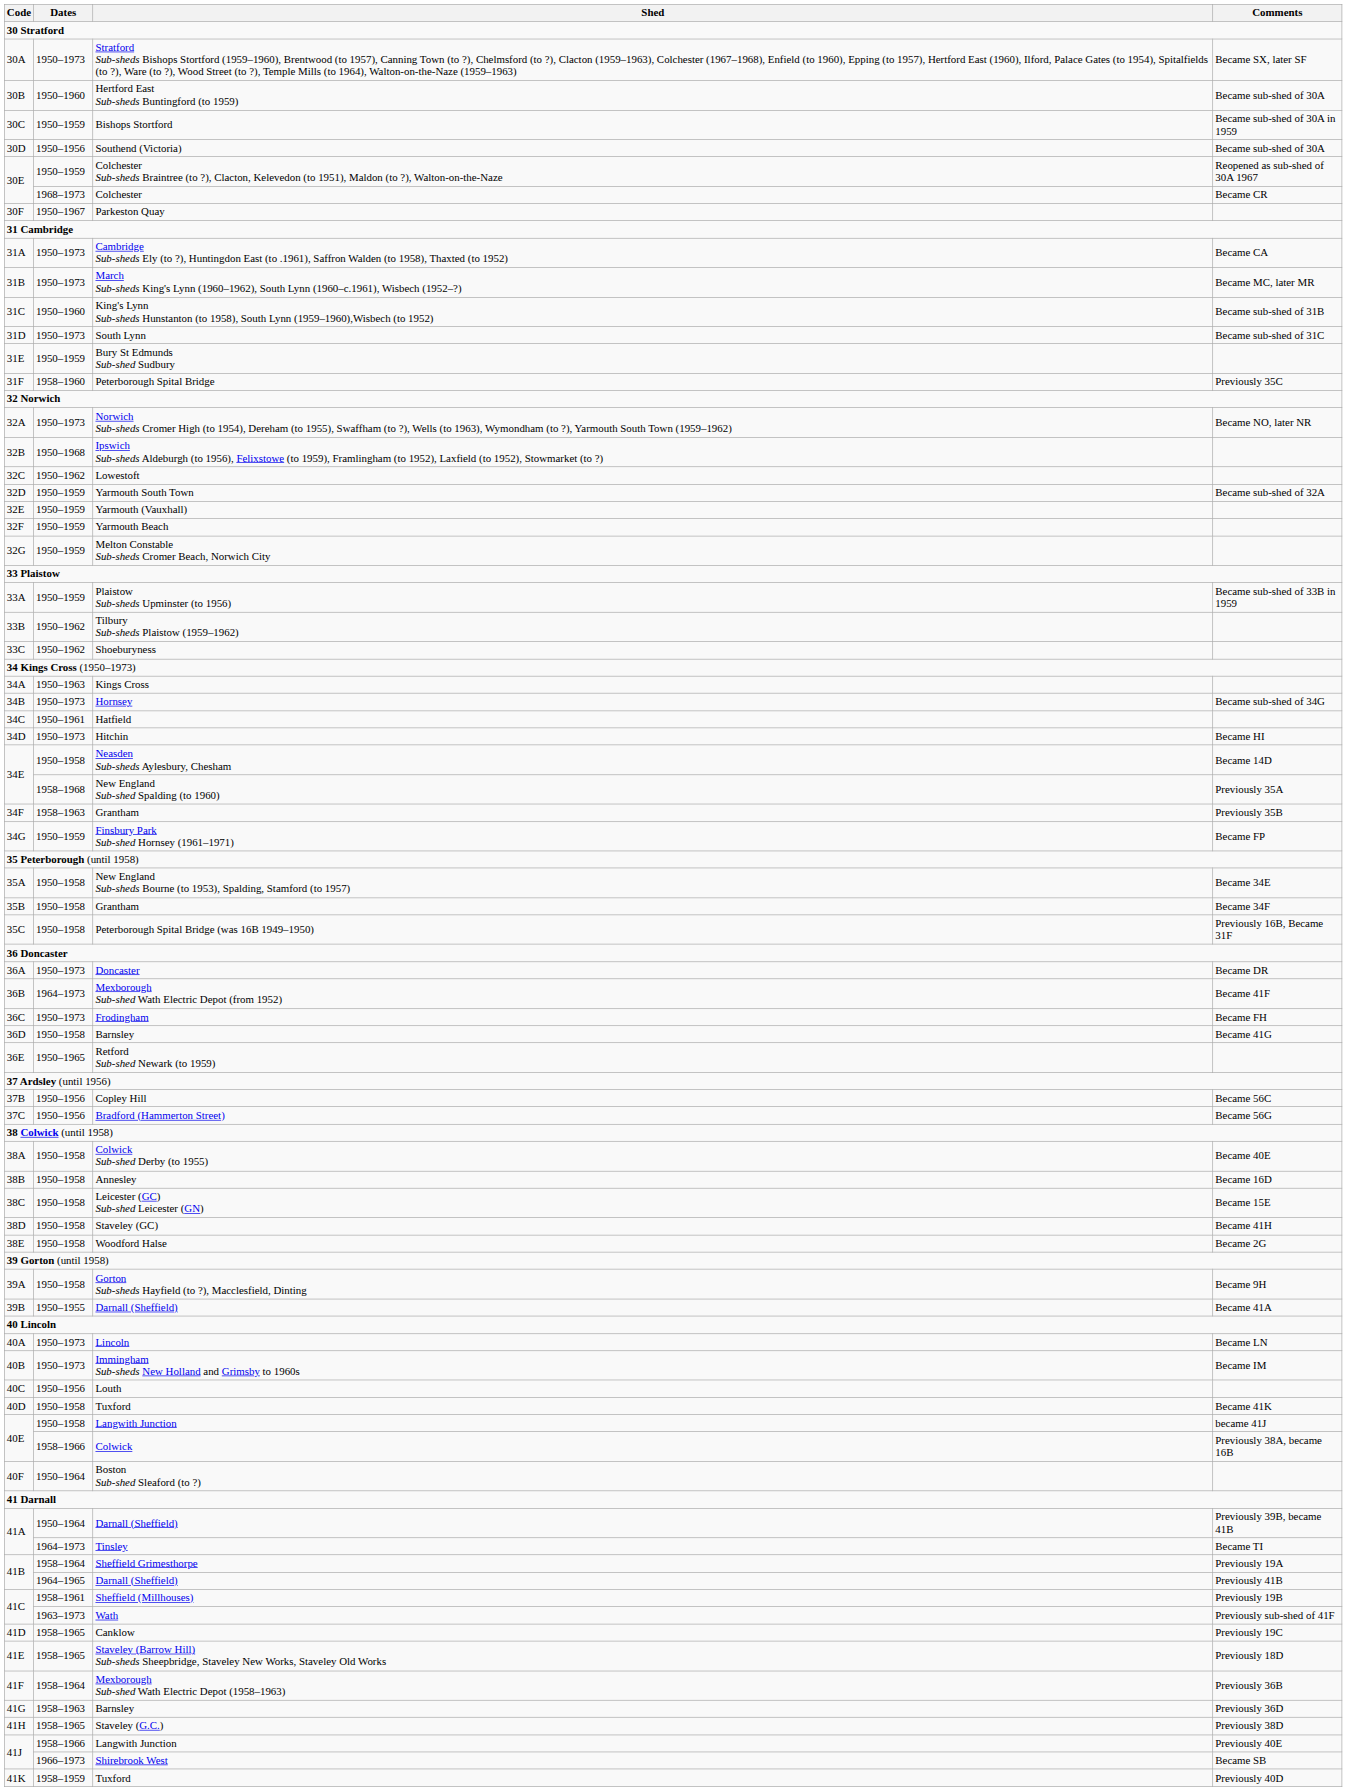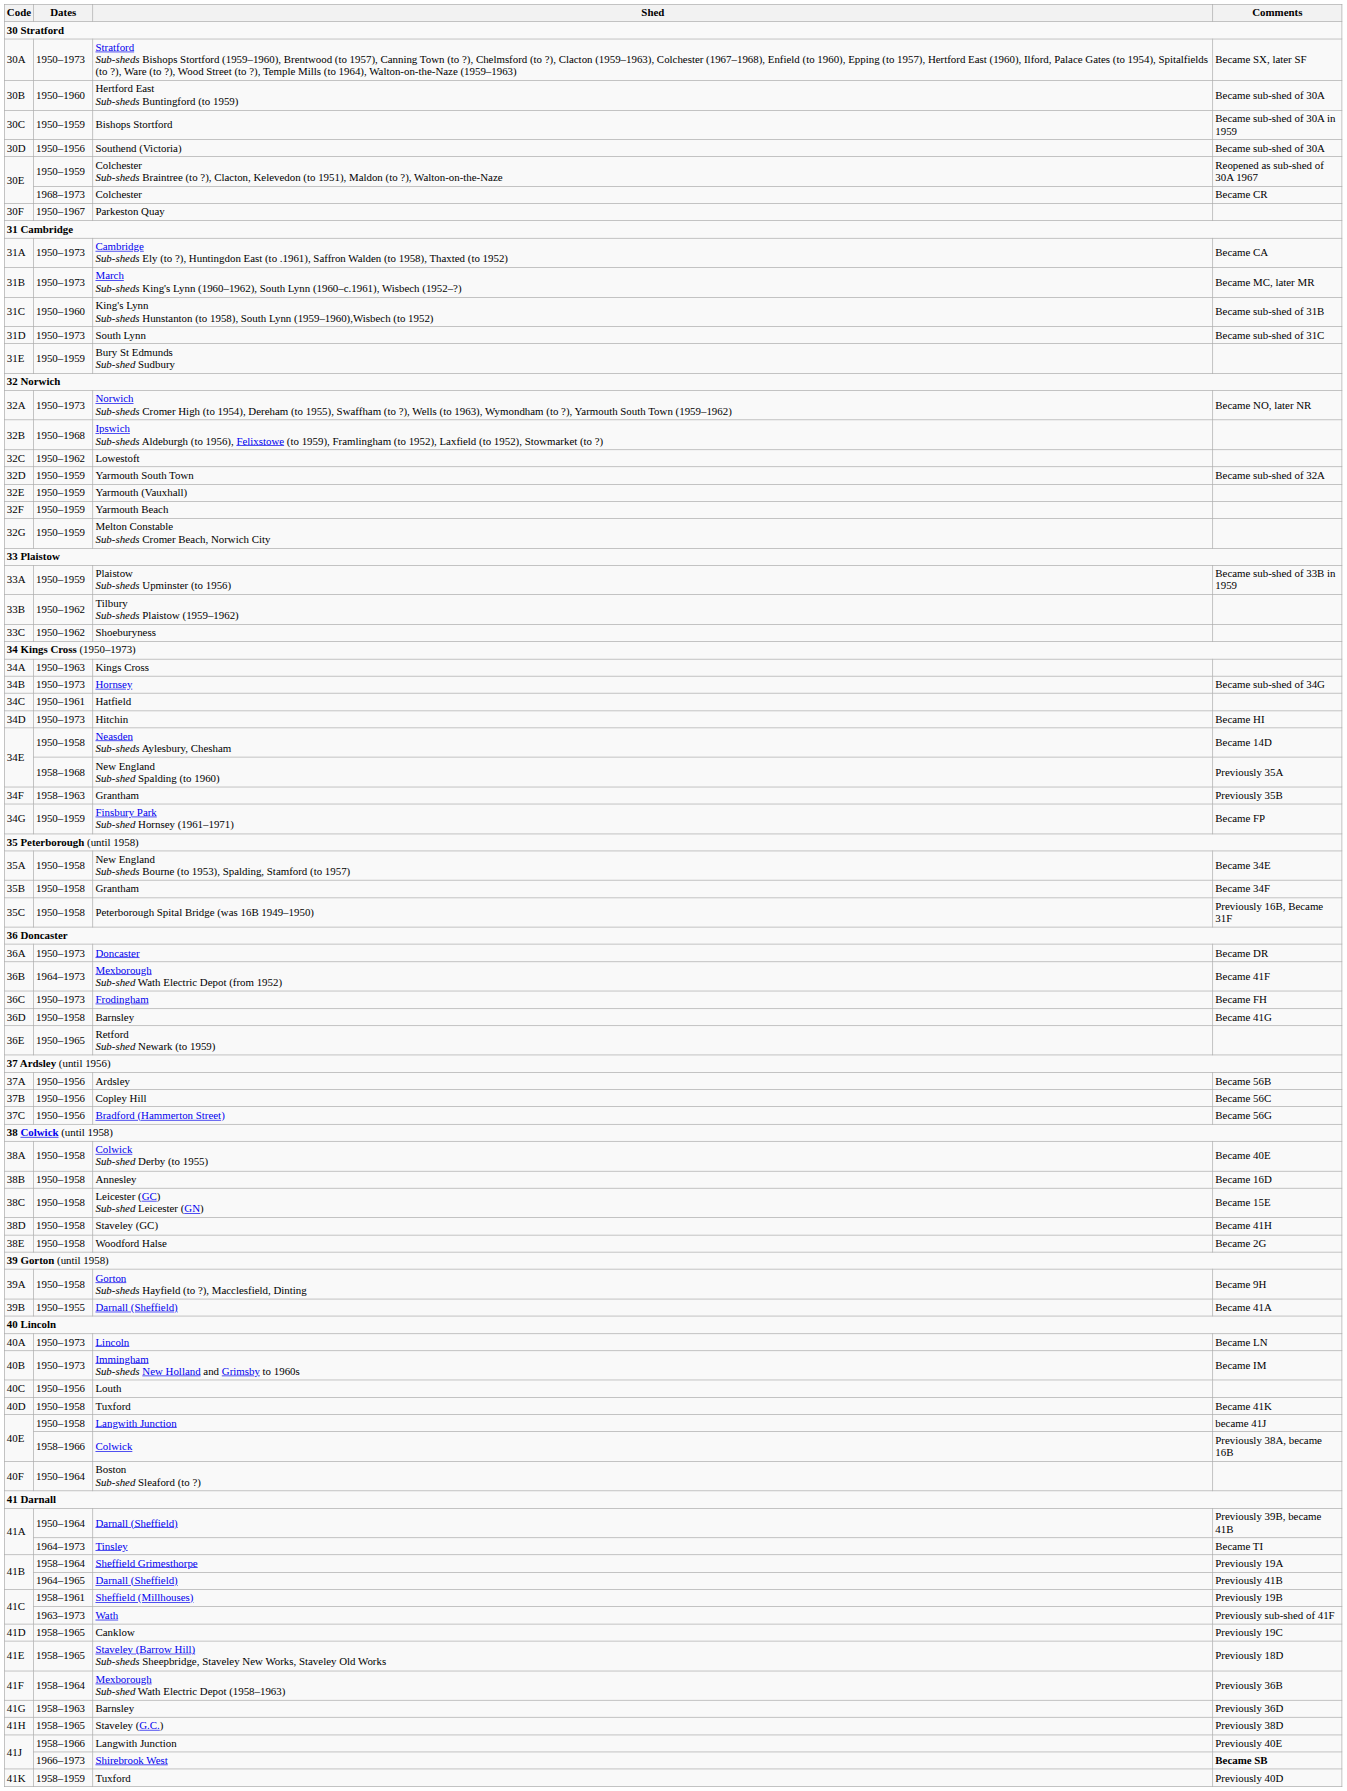- row: (15, 382)
+ row: (16, 1081)
(1241, 1760) normal -> (1241, 1760) bold
